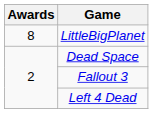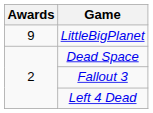(31, 35) 8 -> (31, 35) 9
